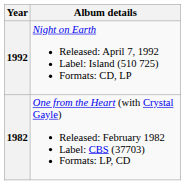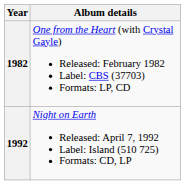rows swapped: (17, 137) <-> (17, 58)
